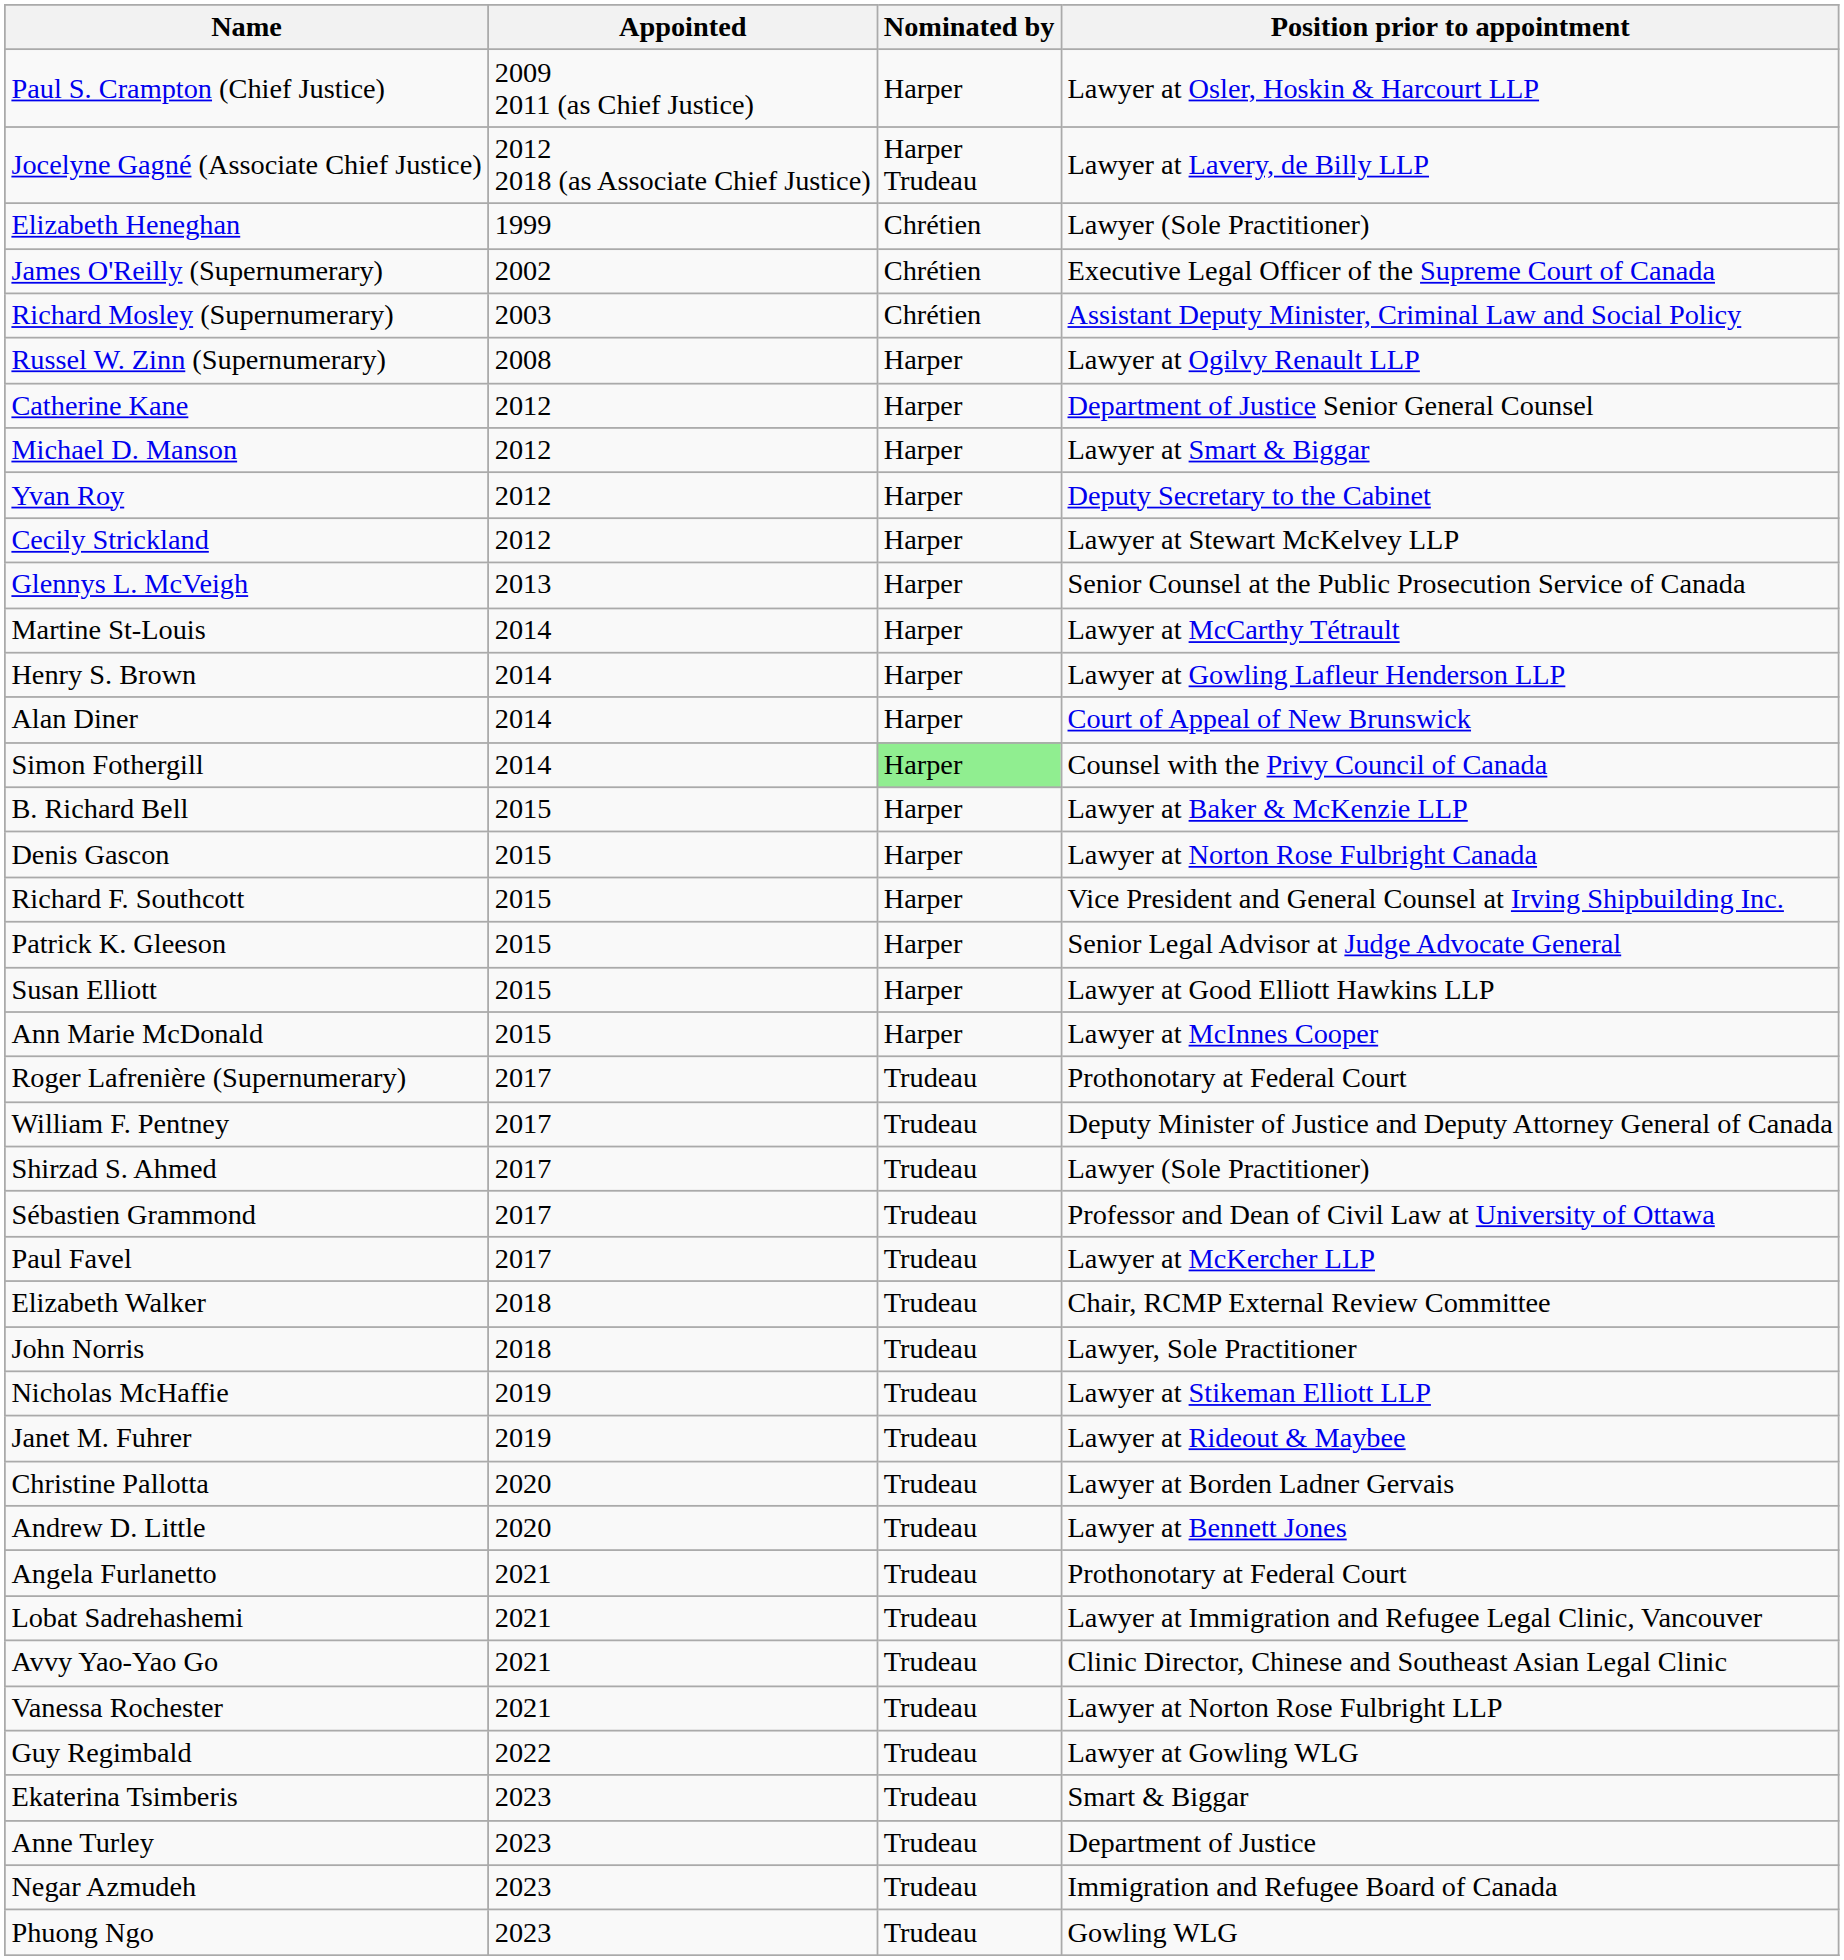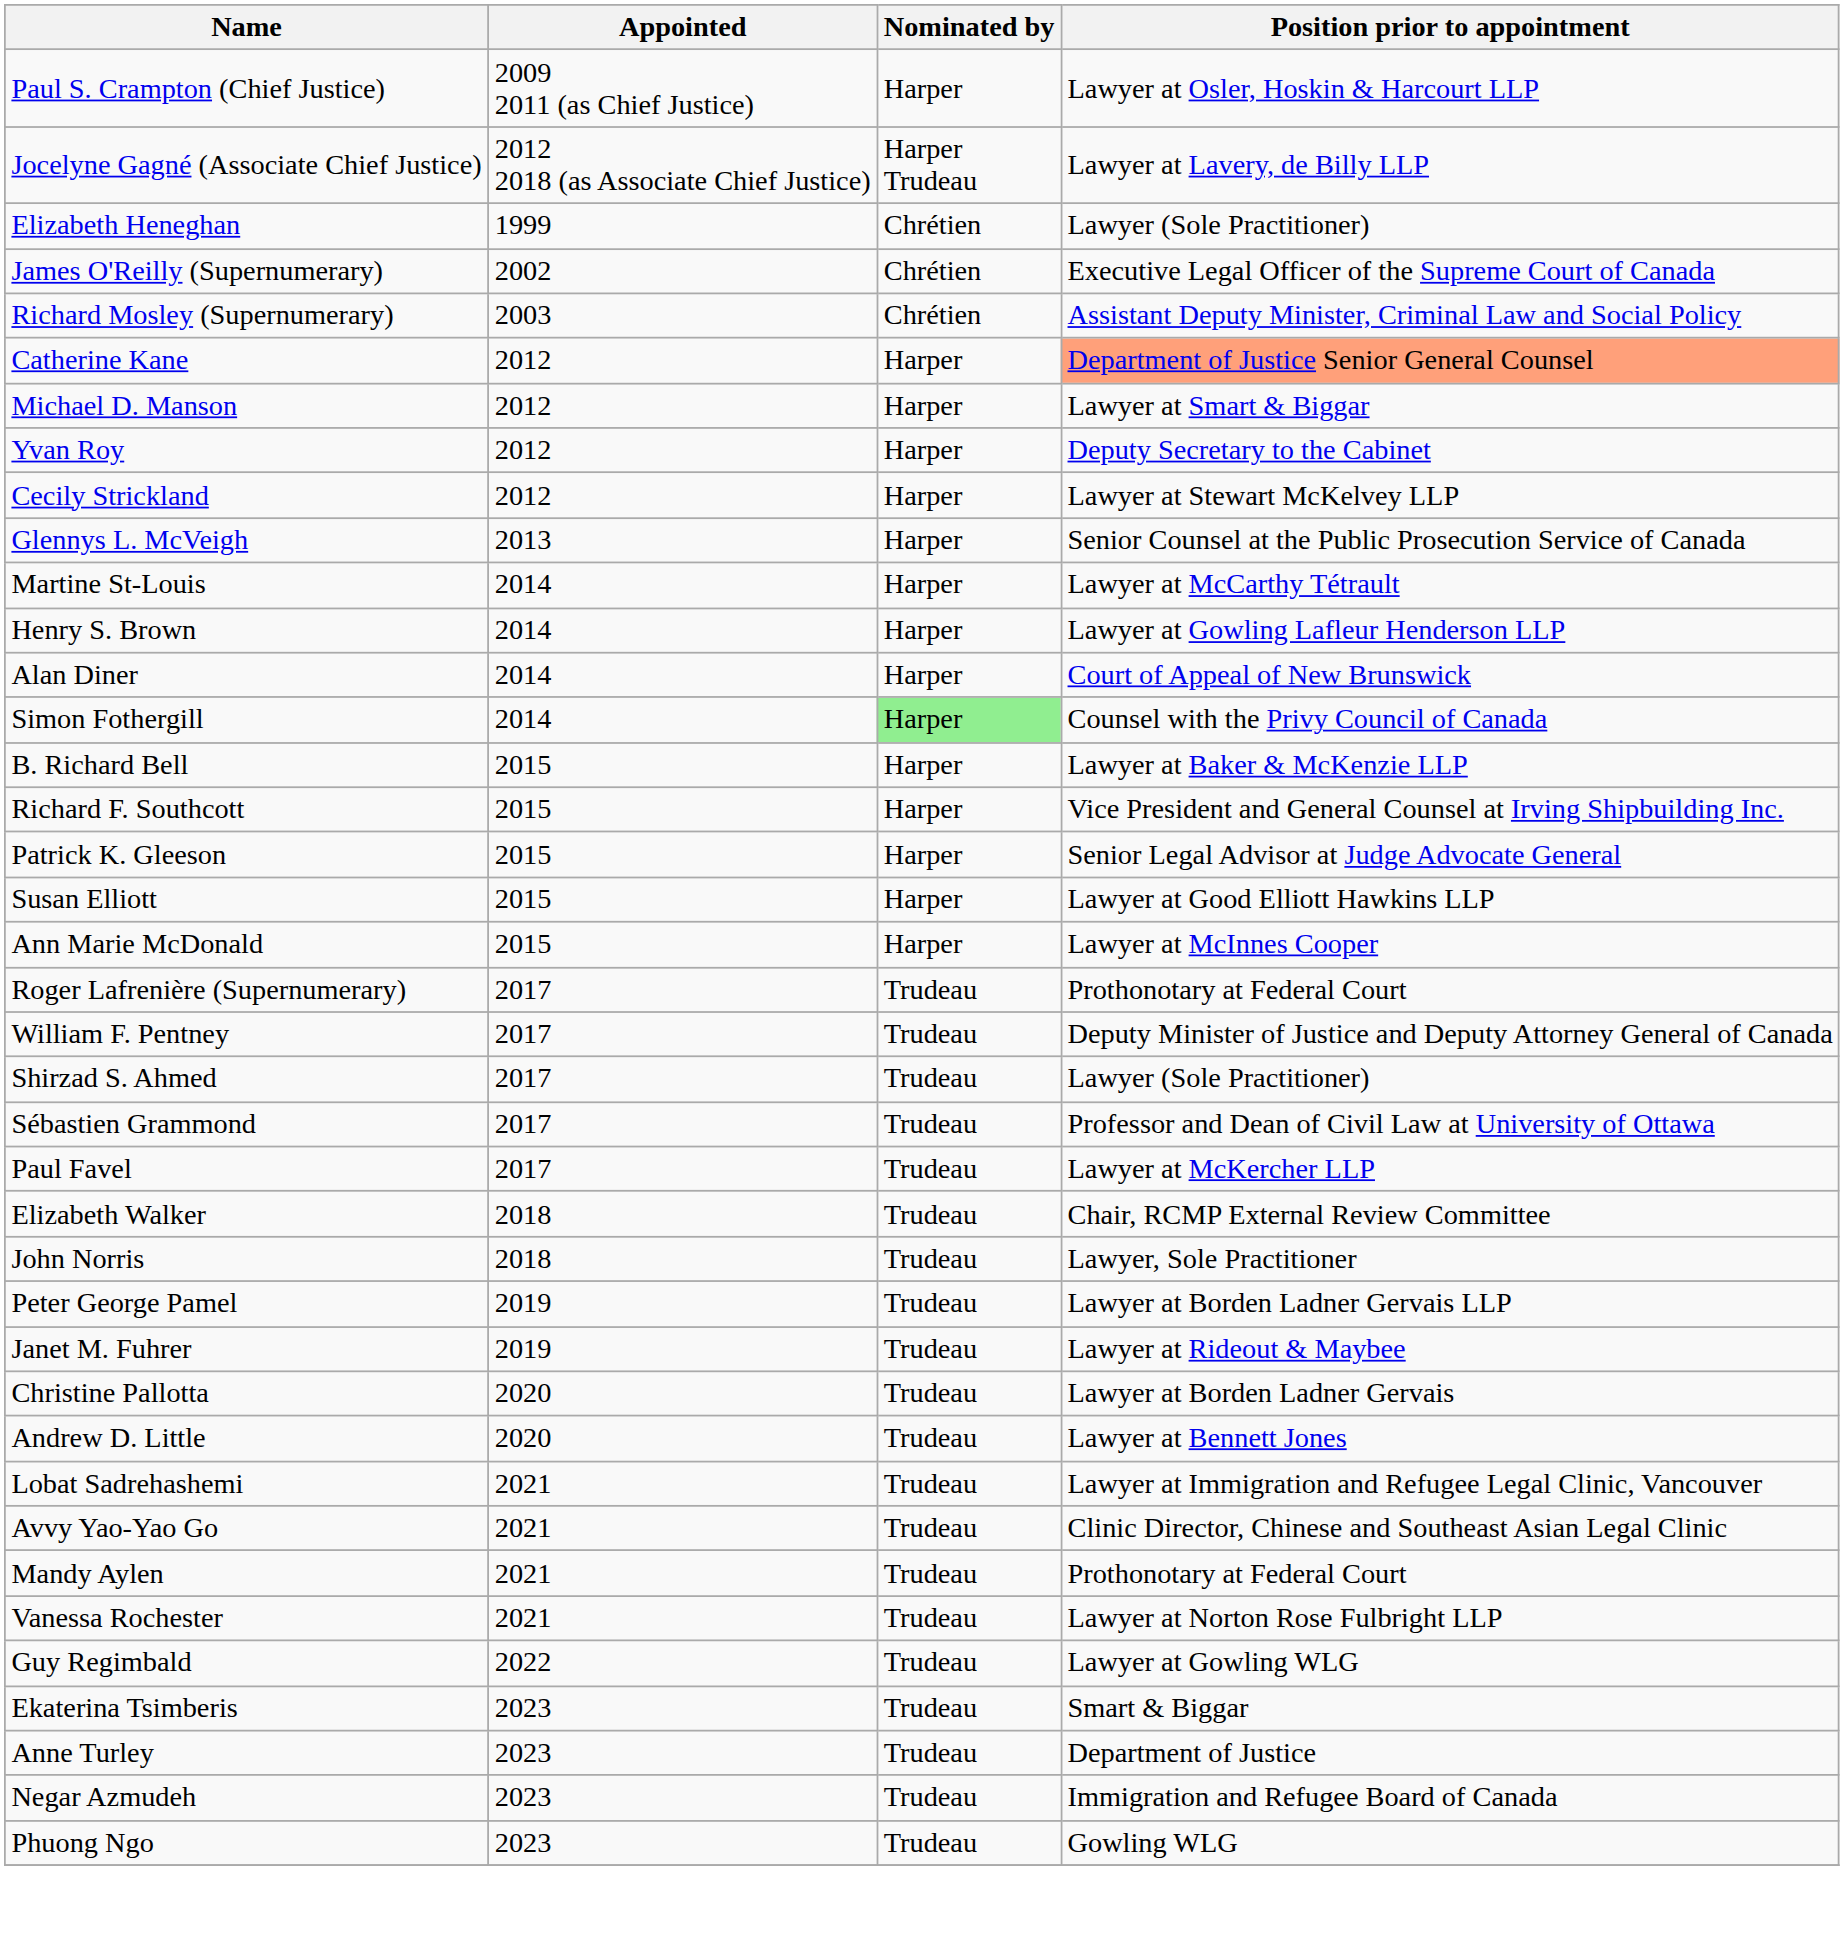- row: (199, 360)
(1331, 405) no background -> (1331, 360) lightsalmon background
- row: (90, 854)
+ row: (124, 1303)
- row: (120, 1393)
- row: (114, 1572)
+ row: (88, 1572)
